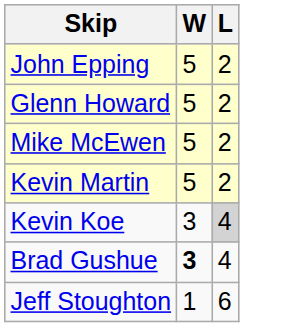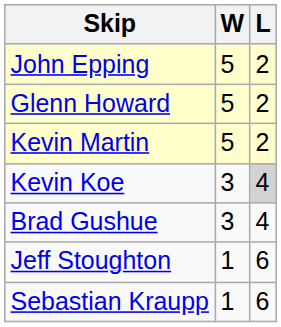- row: (88, 143)
(190, 261) bold -> (227, 222) normal
+ row: (110, 301)
